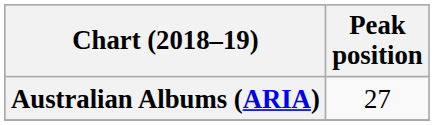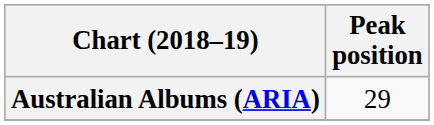(377, 98) 27 -> (377, 98) 29
